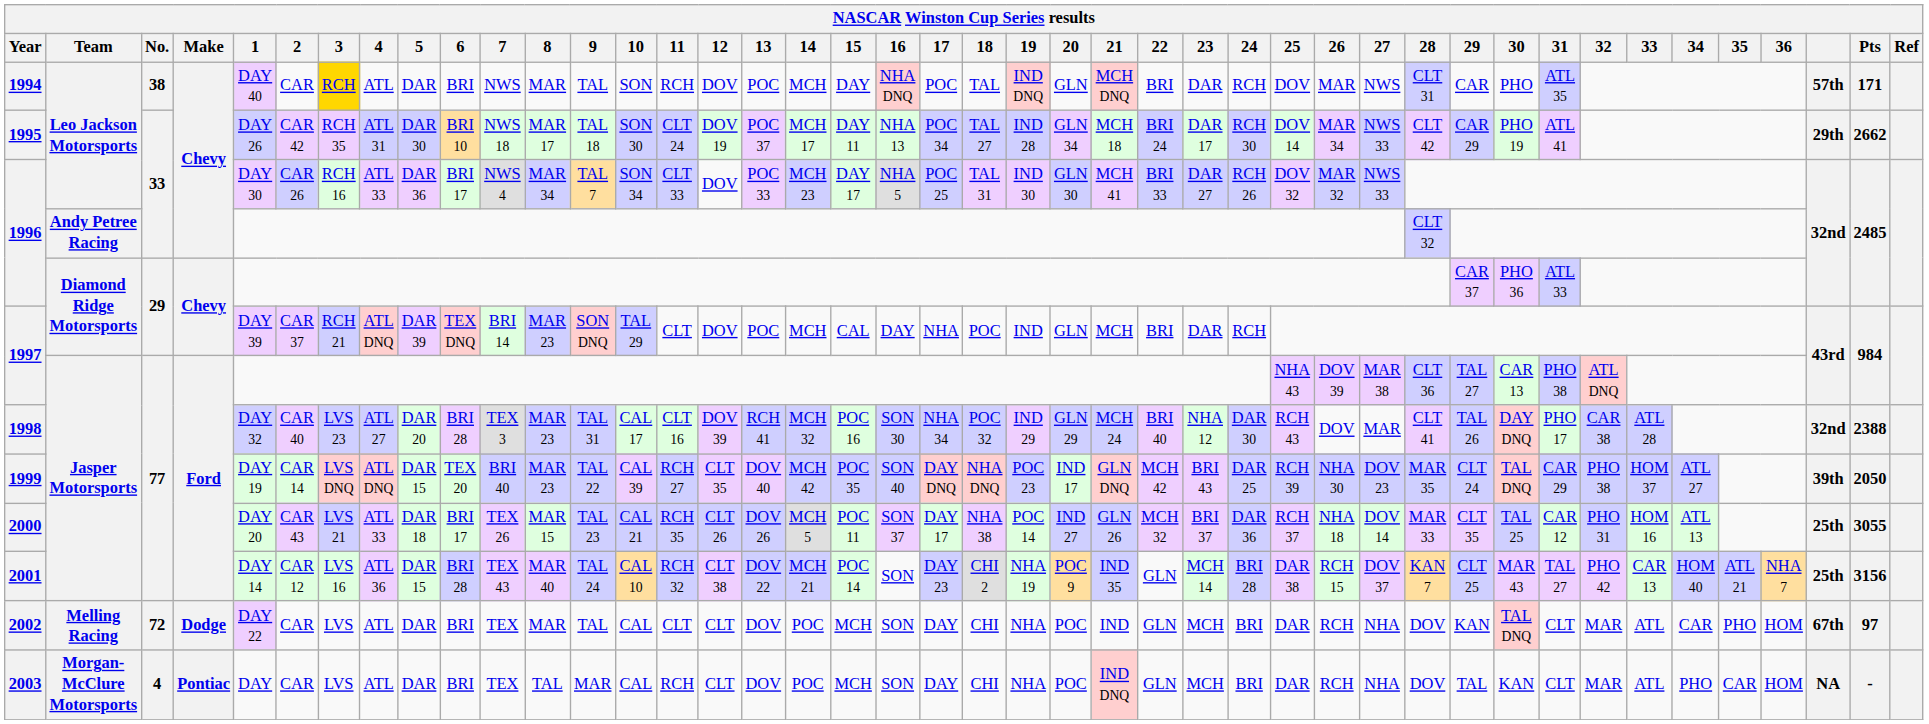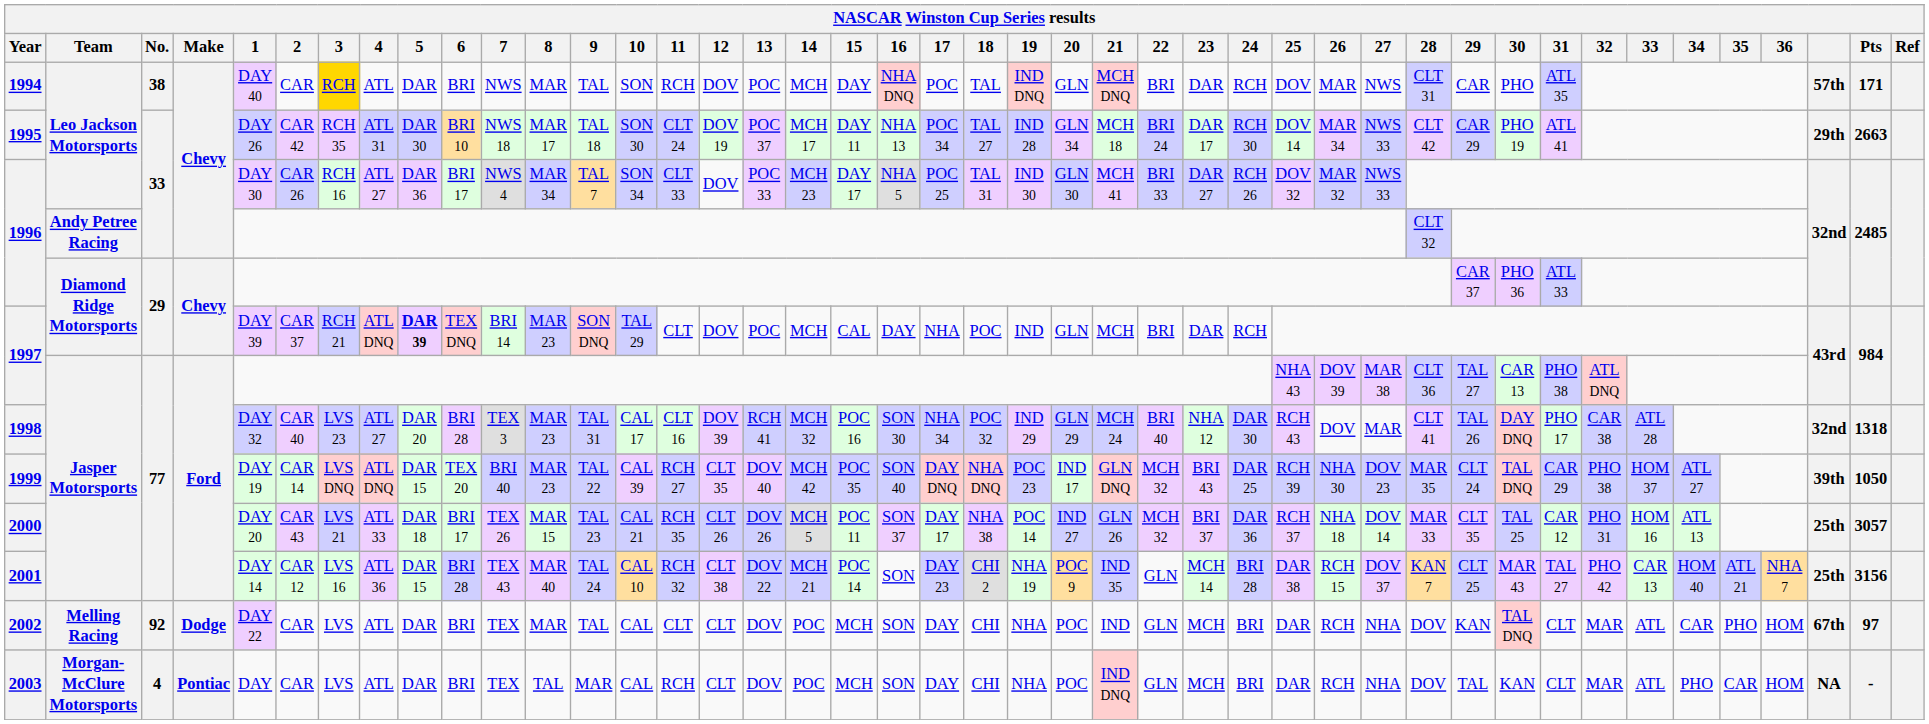(1870, 134) 2662 -> (1871, 134) 2663
(379, 183) ATL 33 -> (379, 183) ATL 27
(419, 330) normal -> (419, 331) bold
(1870, 429) 2388 -> (1871, 429) 1318
(1160, 477) MCH 42 -> (1161, 477) MCH 32
(1870, 478) 2050 -> (1871, 478) 1050
(1870, 527) 3055 -> (1871, 527) 3057
(157, 625) 72 -> (157, 625) 92
